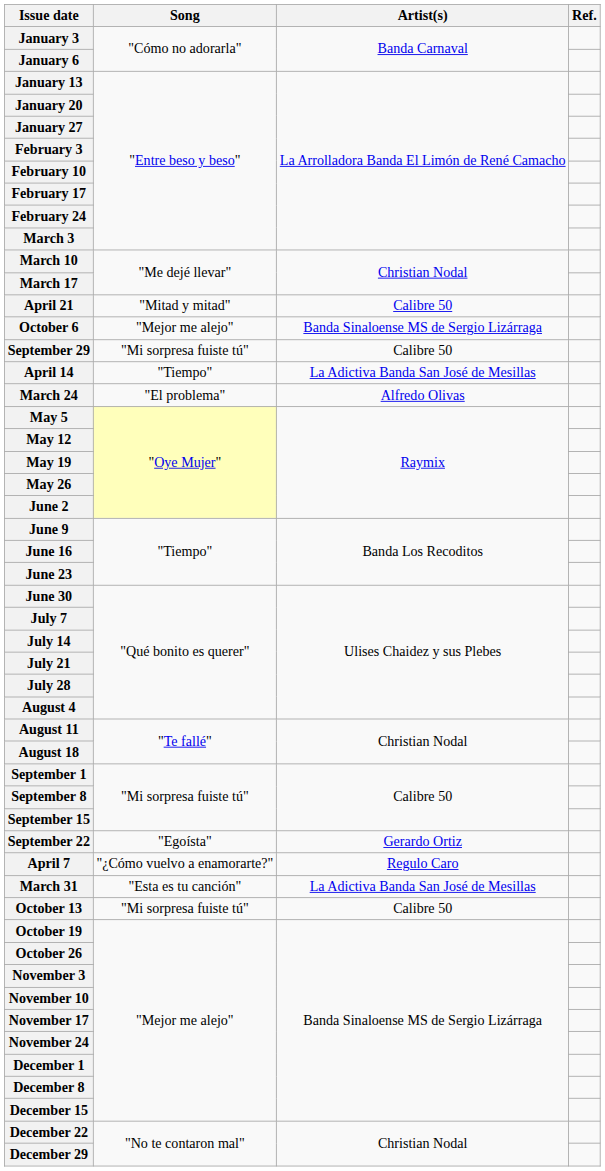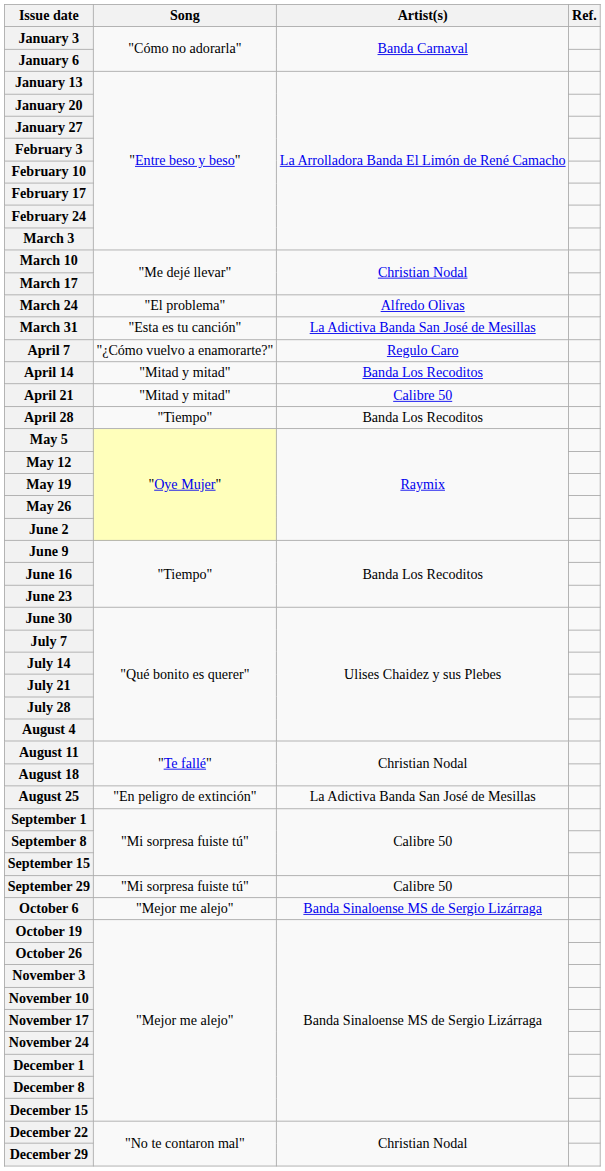rows swapped: (49, 395) <-> (49, 305)
rows swapped: (49, 886) <-> (49, 328)
rows swapped: (49, 864) <-> (49, 350)
(185, 372) "Tiempo" -> (185, 372) "Mitad y mitad"
(423, 372) La Adictiva Banda San José de Mesillas -> (423, 372) Banda Los Recoditos
+ row: (49, 417)
+ row: (49, 797)
- row: (49, 841)
- row: (49, 908)
